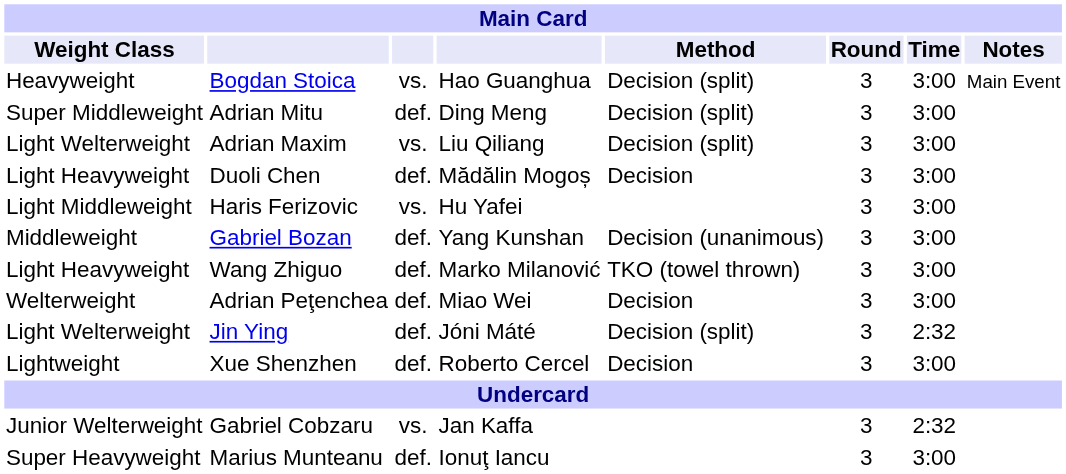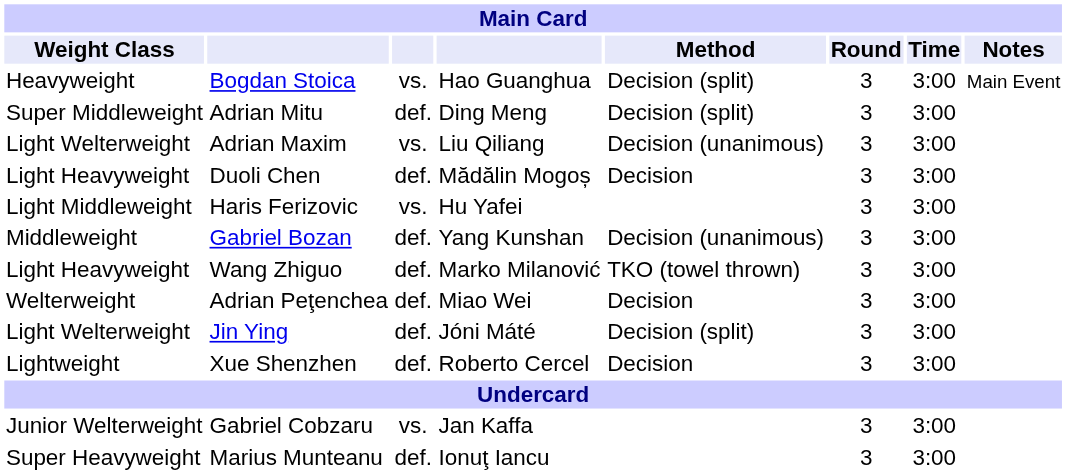(681, 144) Decision (split) -> (716, 144) Decision (unanimous)
(934, 332) 2:32 -> (934, 332) 3:00
(934, 426) 2:32 -> (934, 426) 3:00
